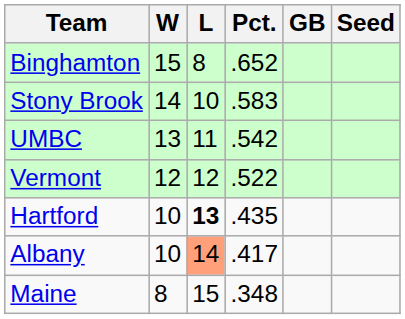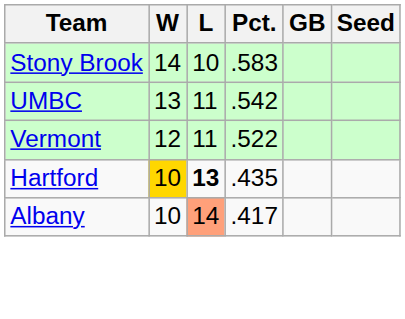- row: (75, 62)
(206, 178) 12 -> (205, 139) 11
(168, 216) no background -> (168, 178) gold background
- row: (43, 293)
